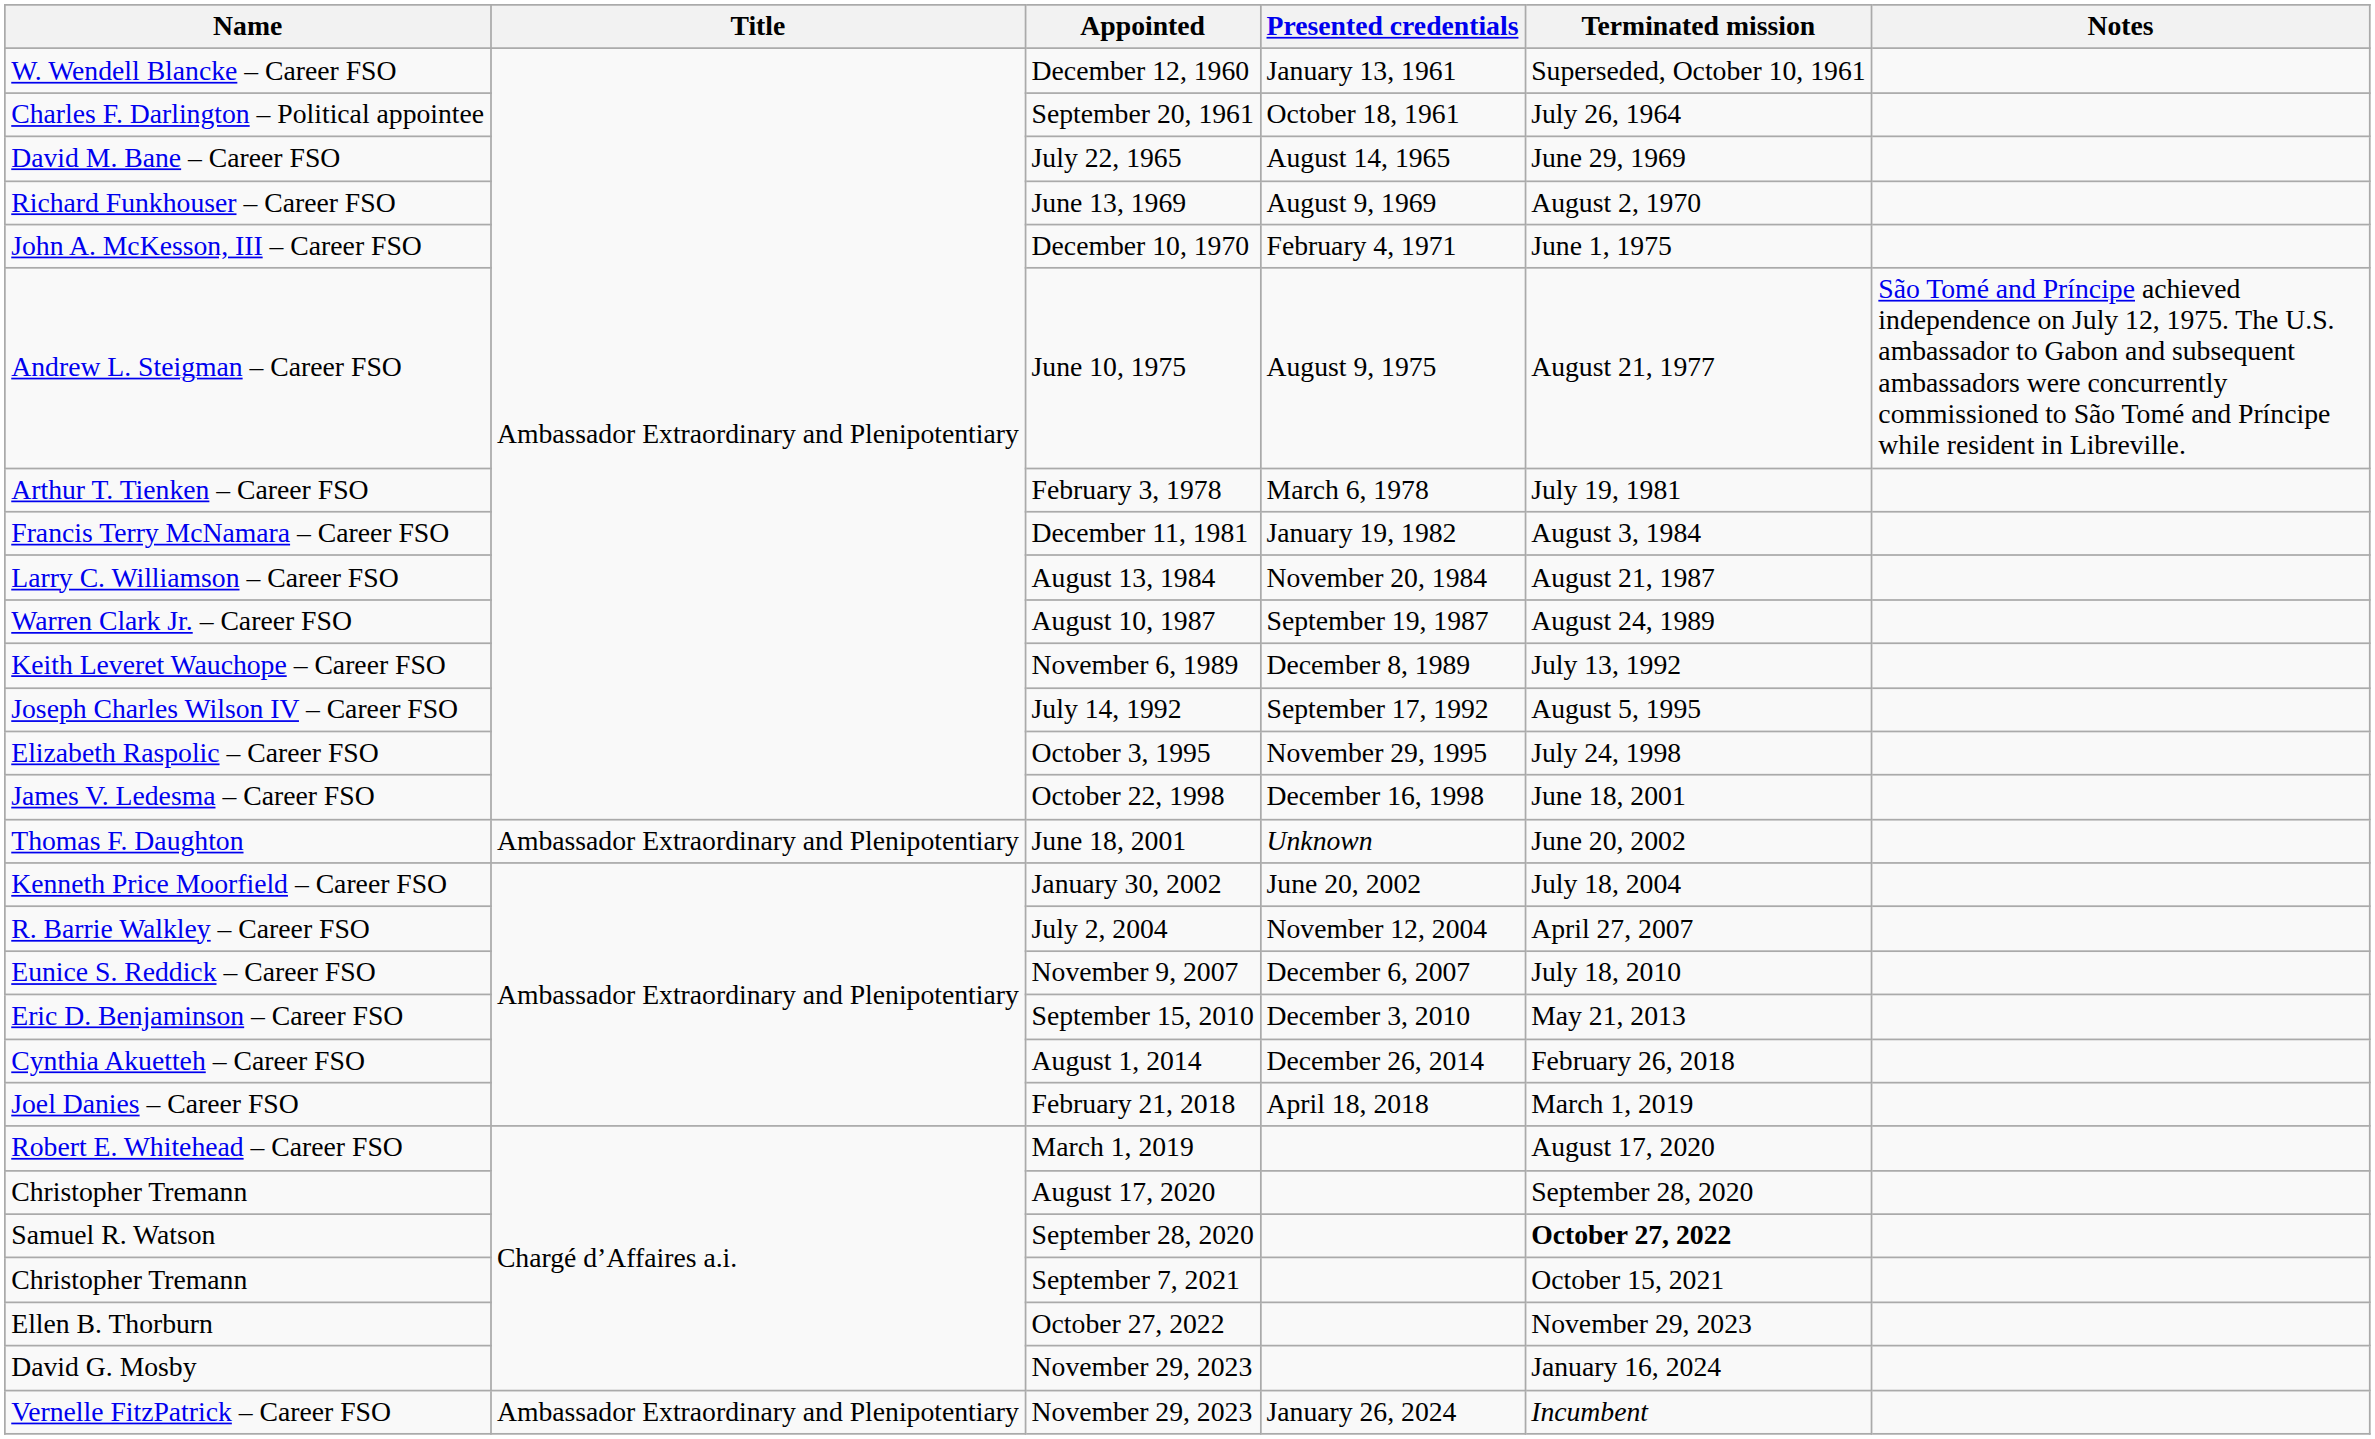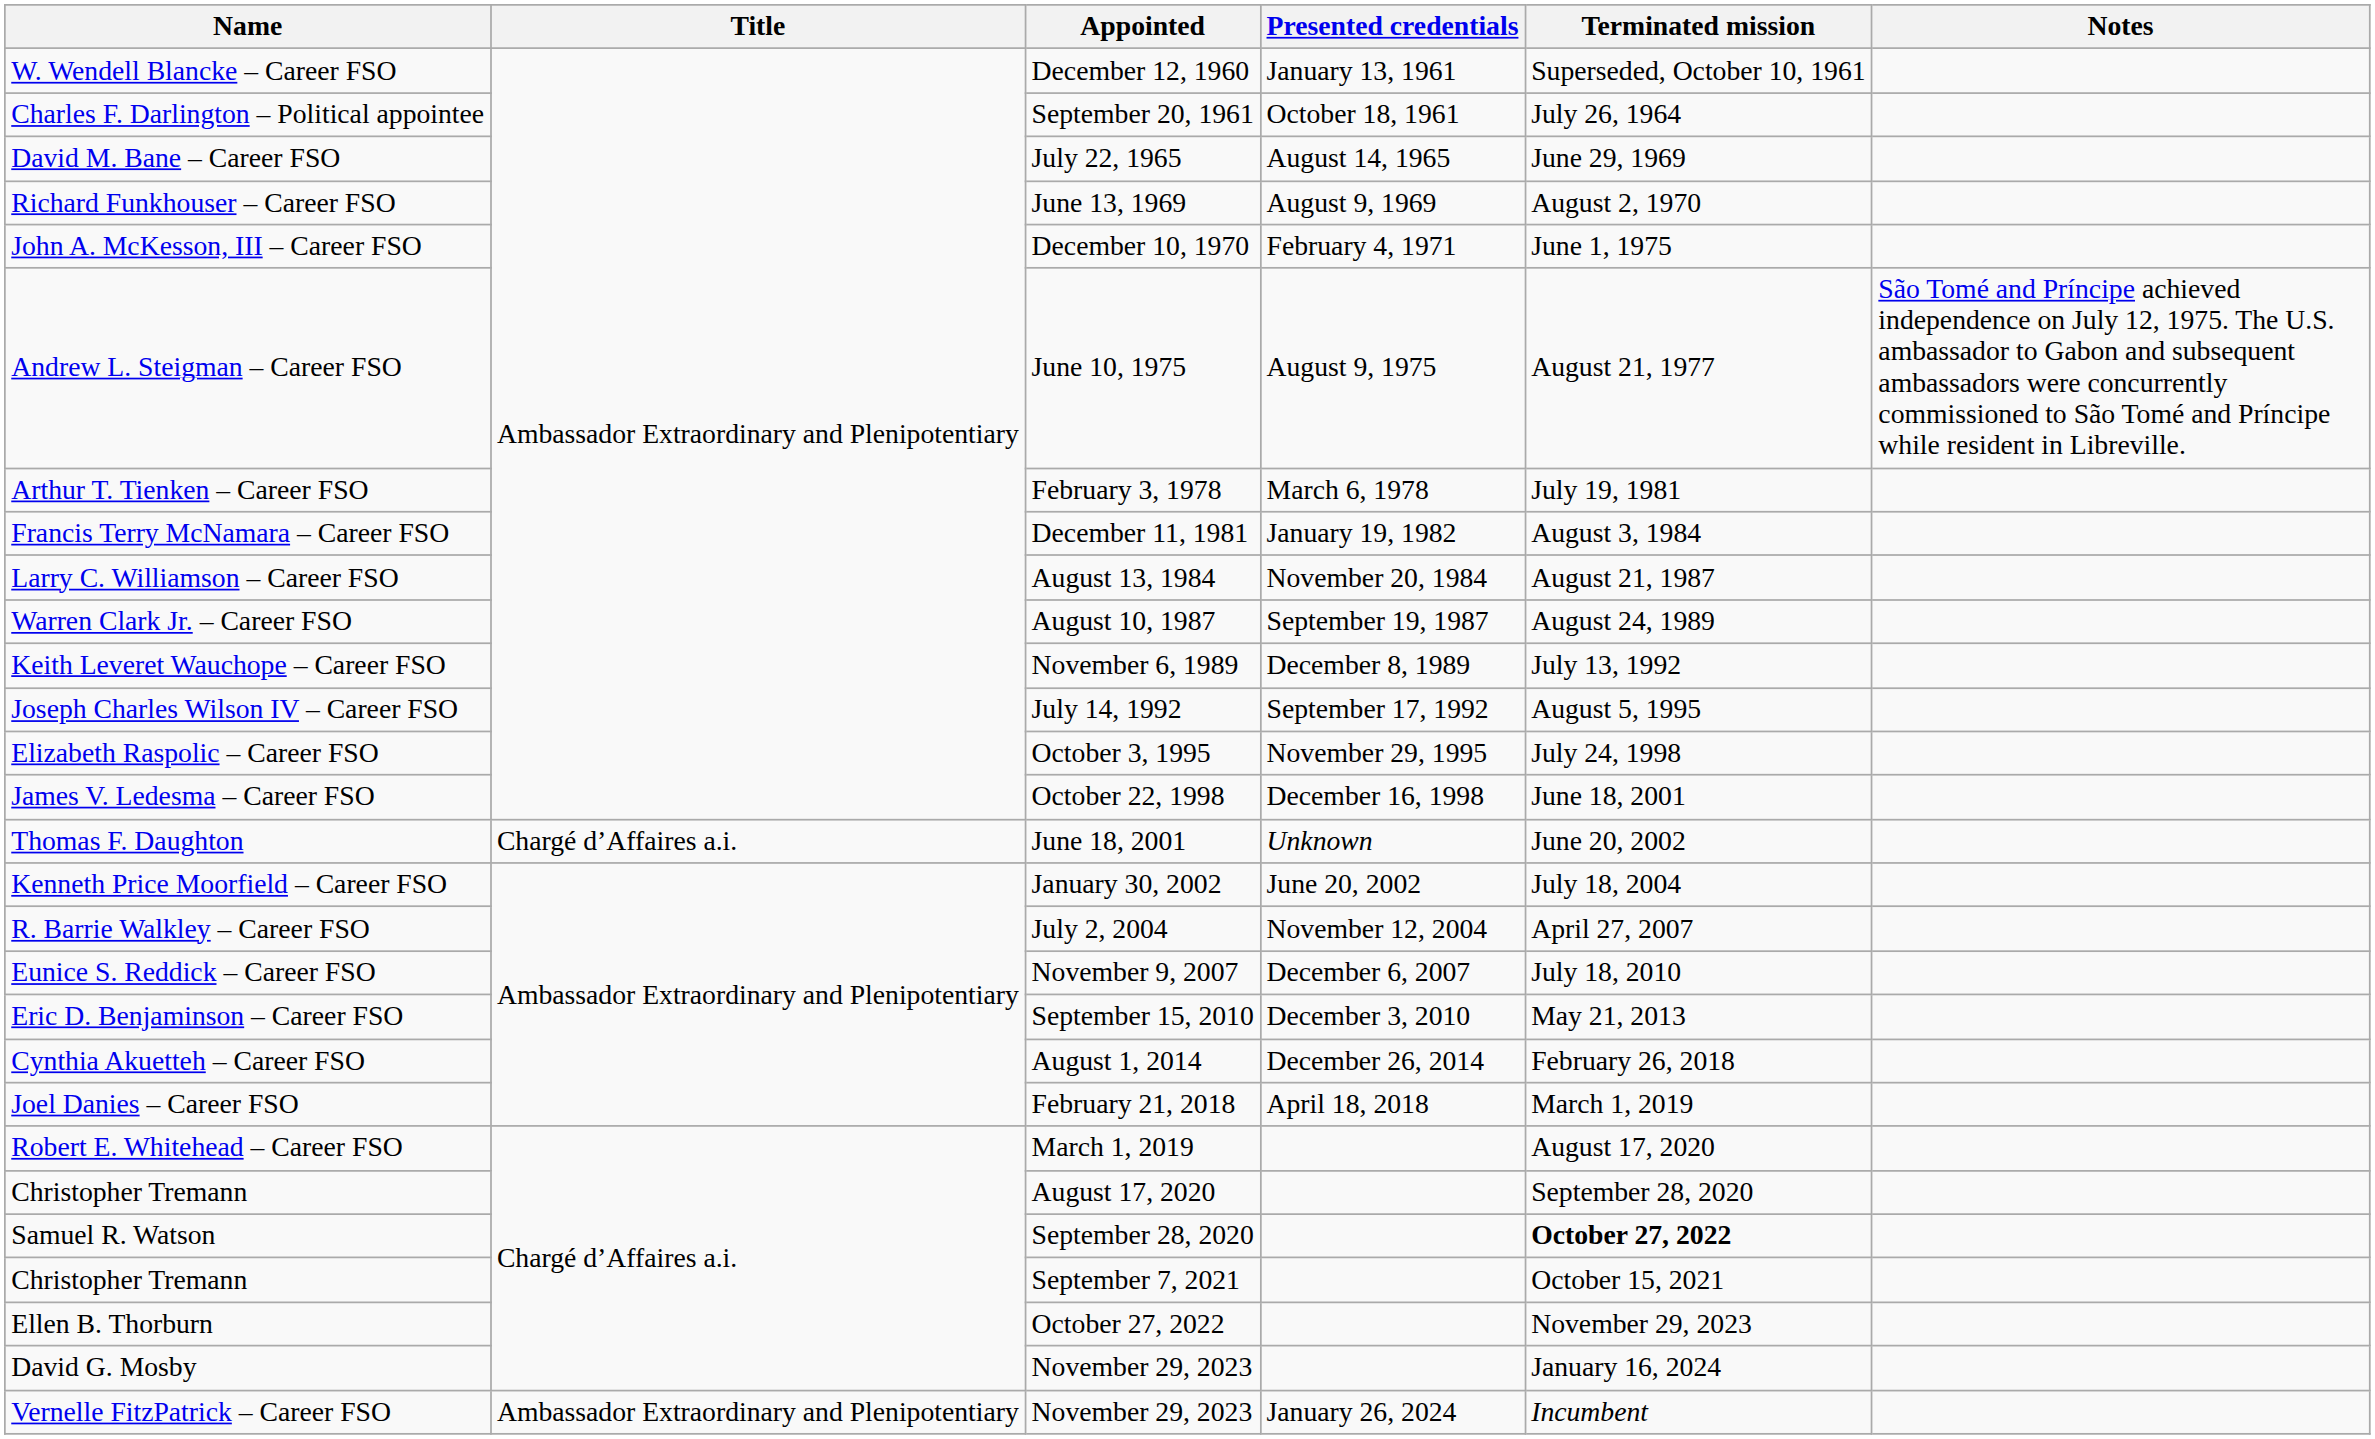(758, 840) Ambassador Extraordinary and Plenipotentiary -> (617, 840) Chargé d’Affaires a.i.
